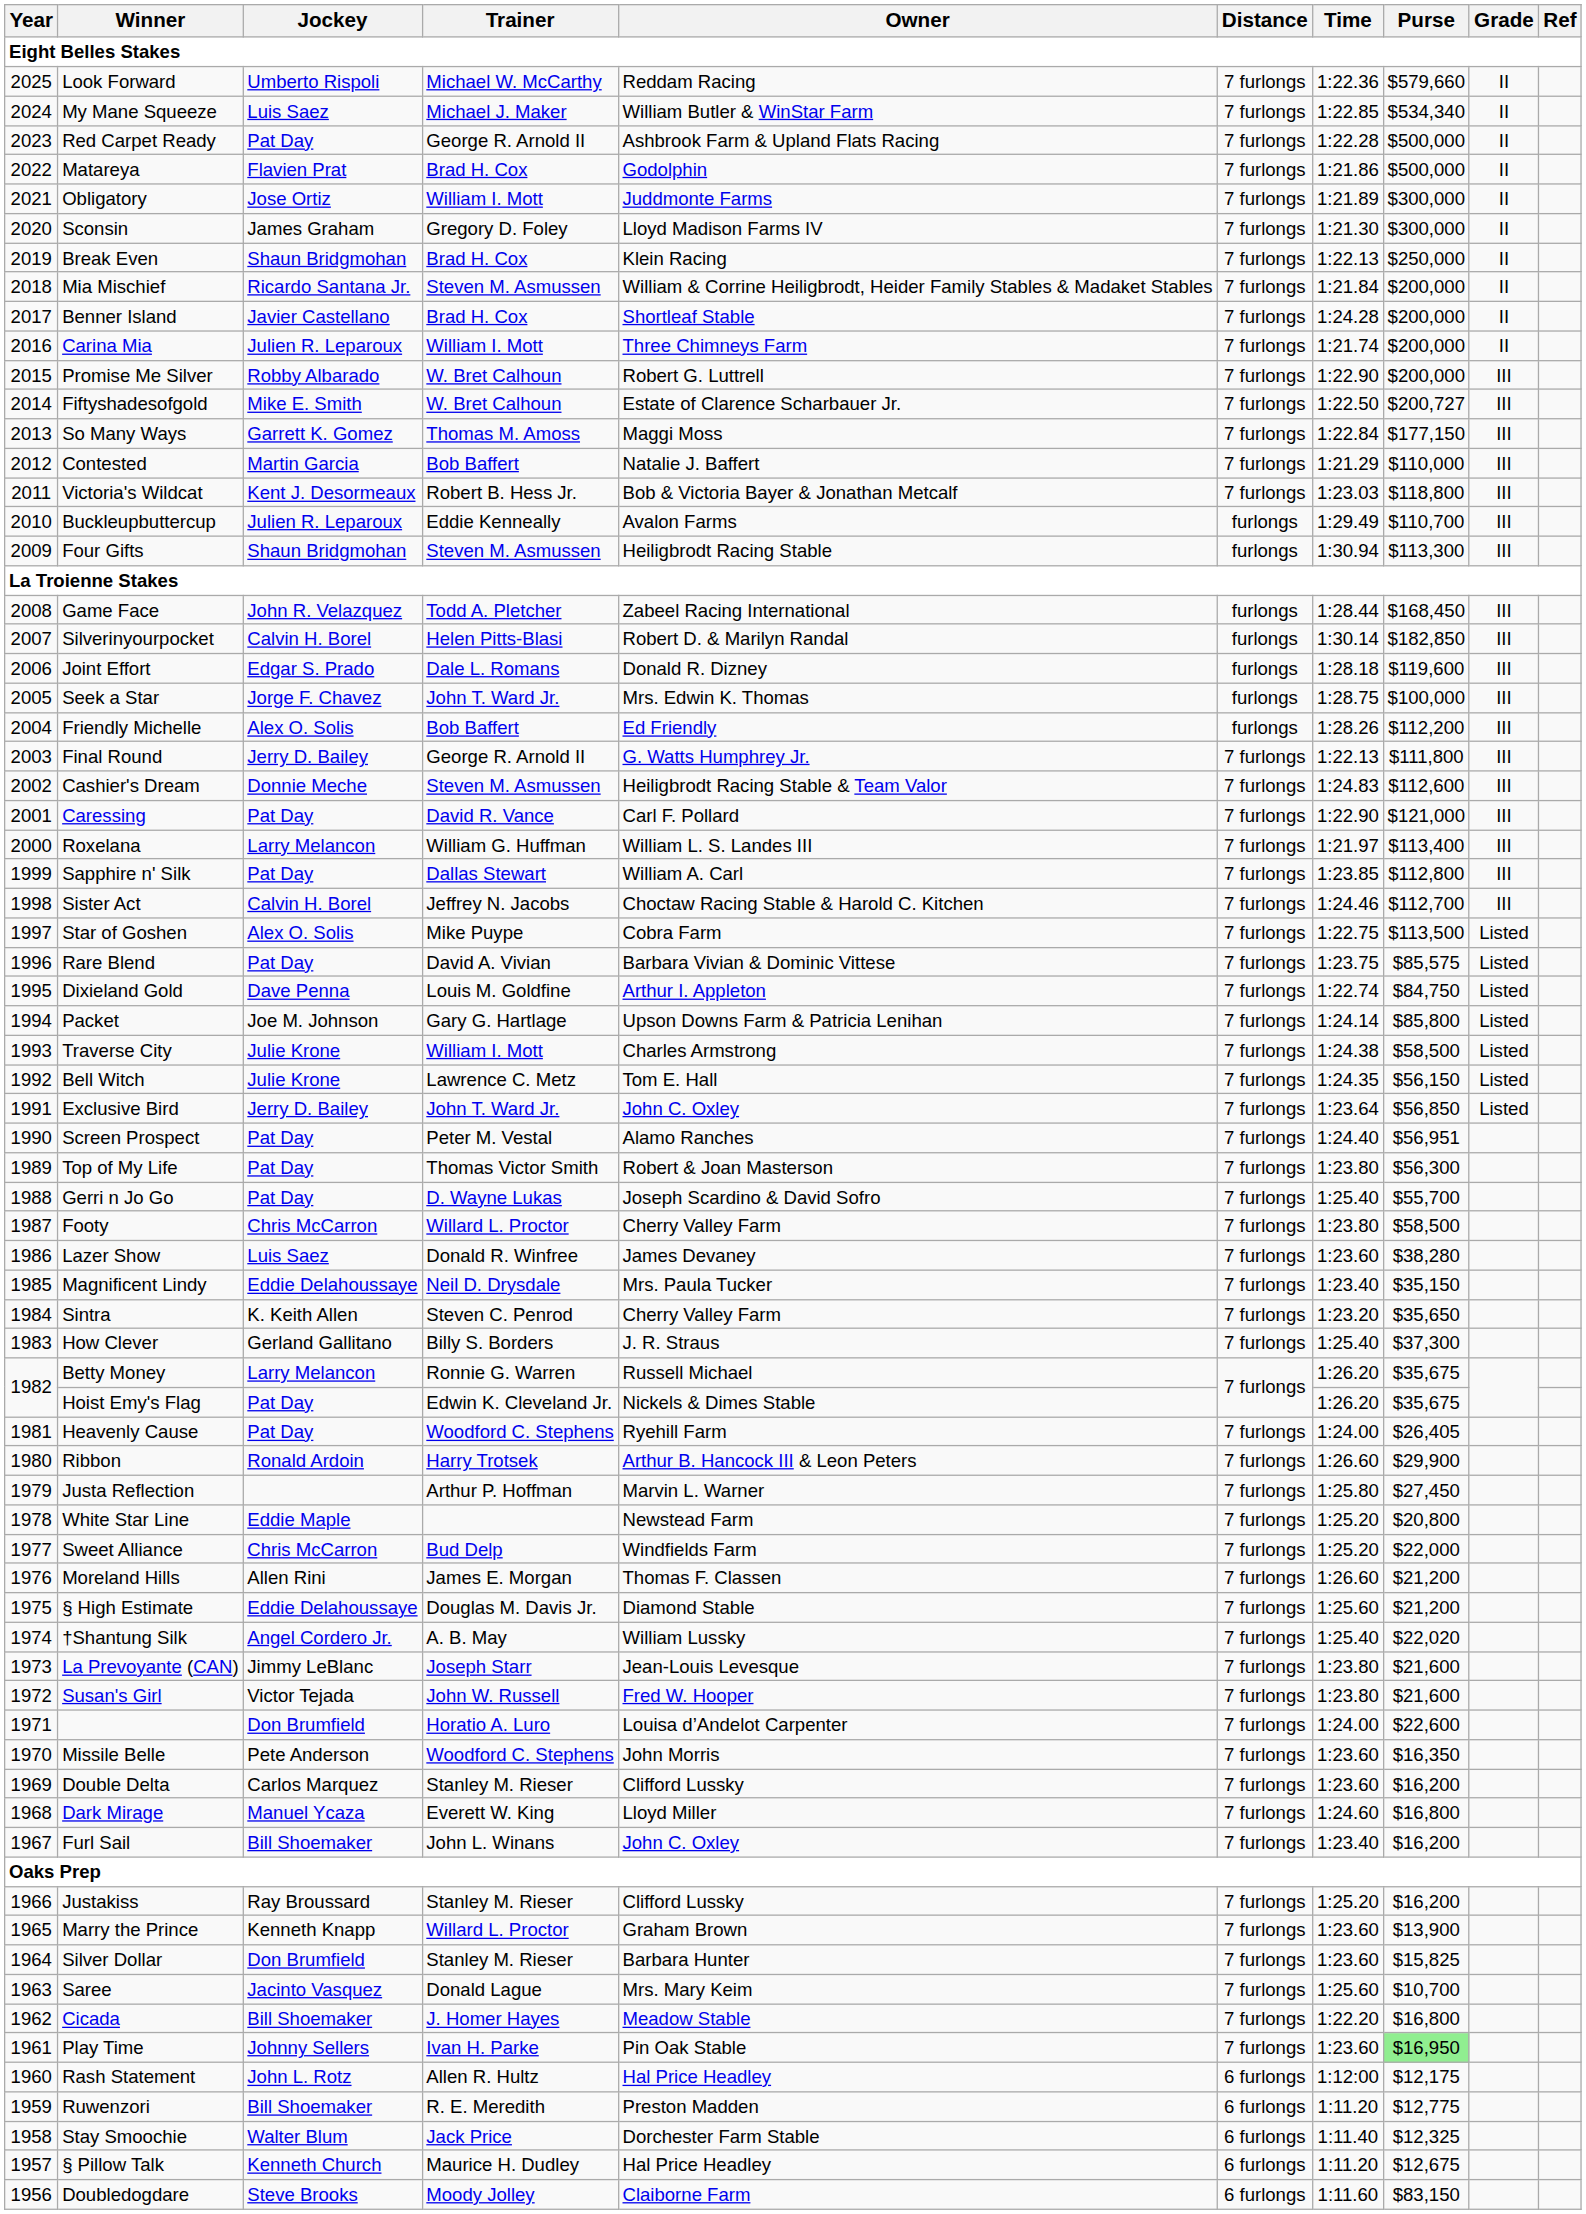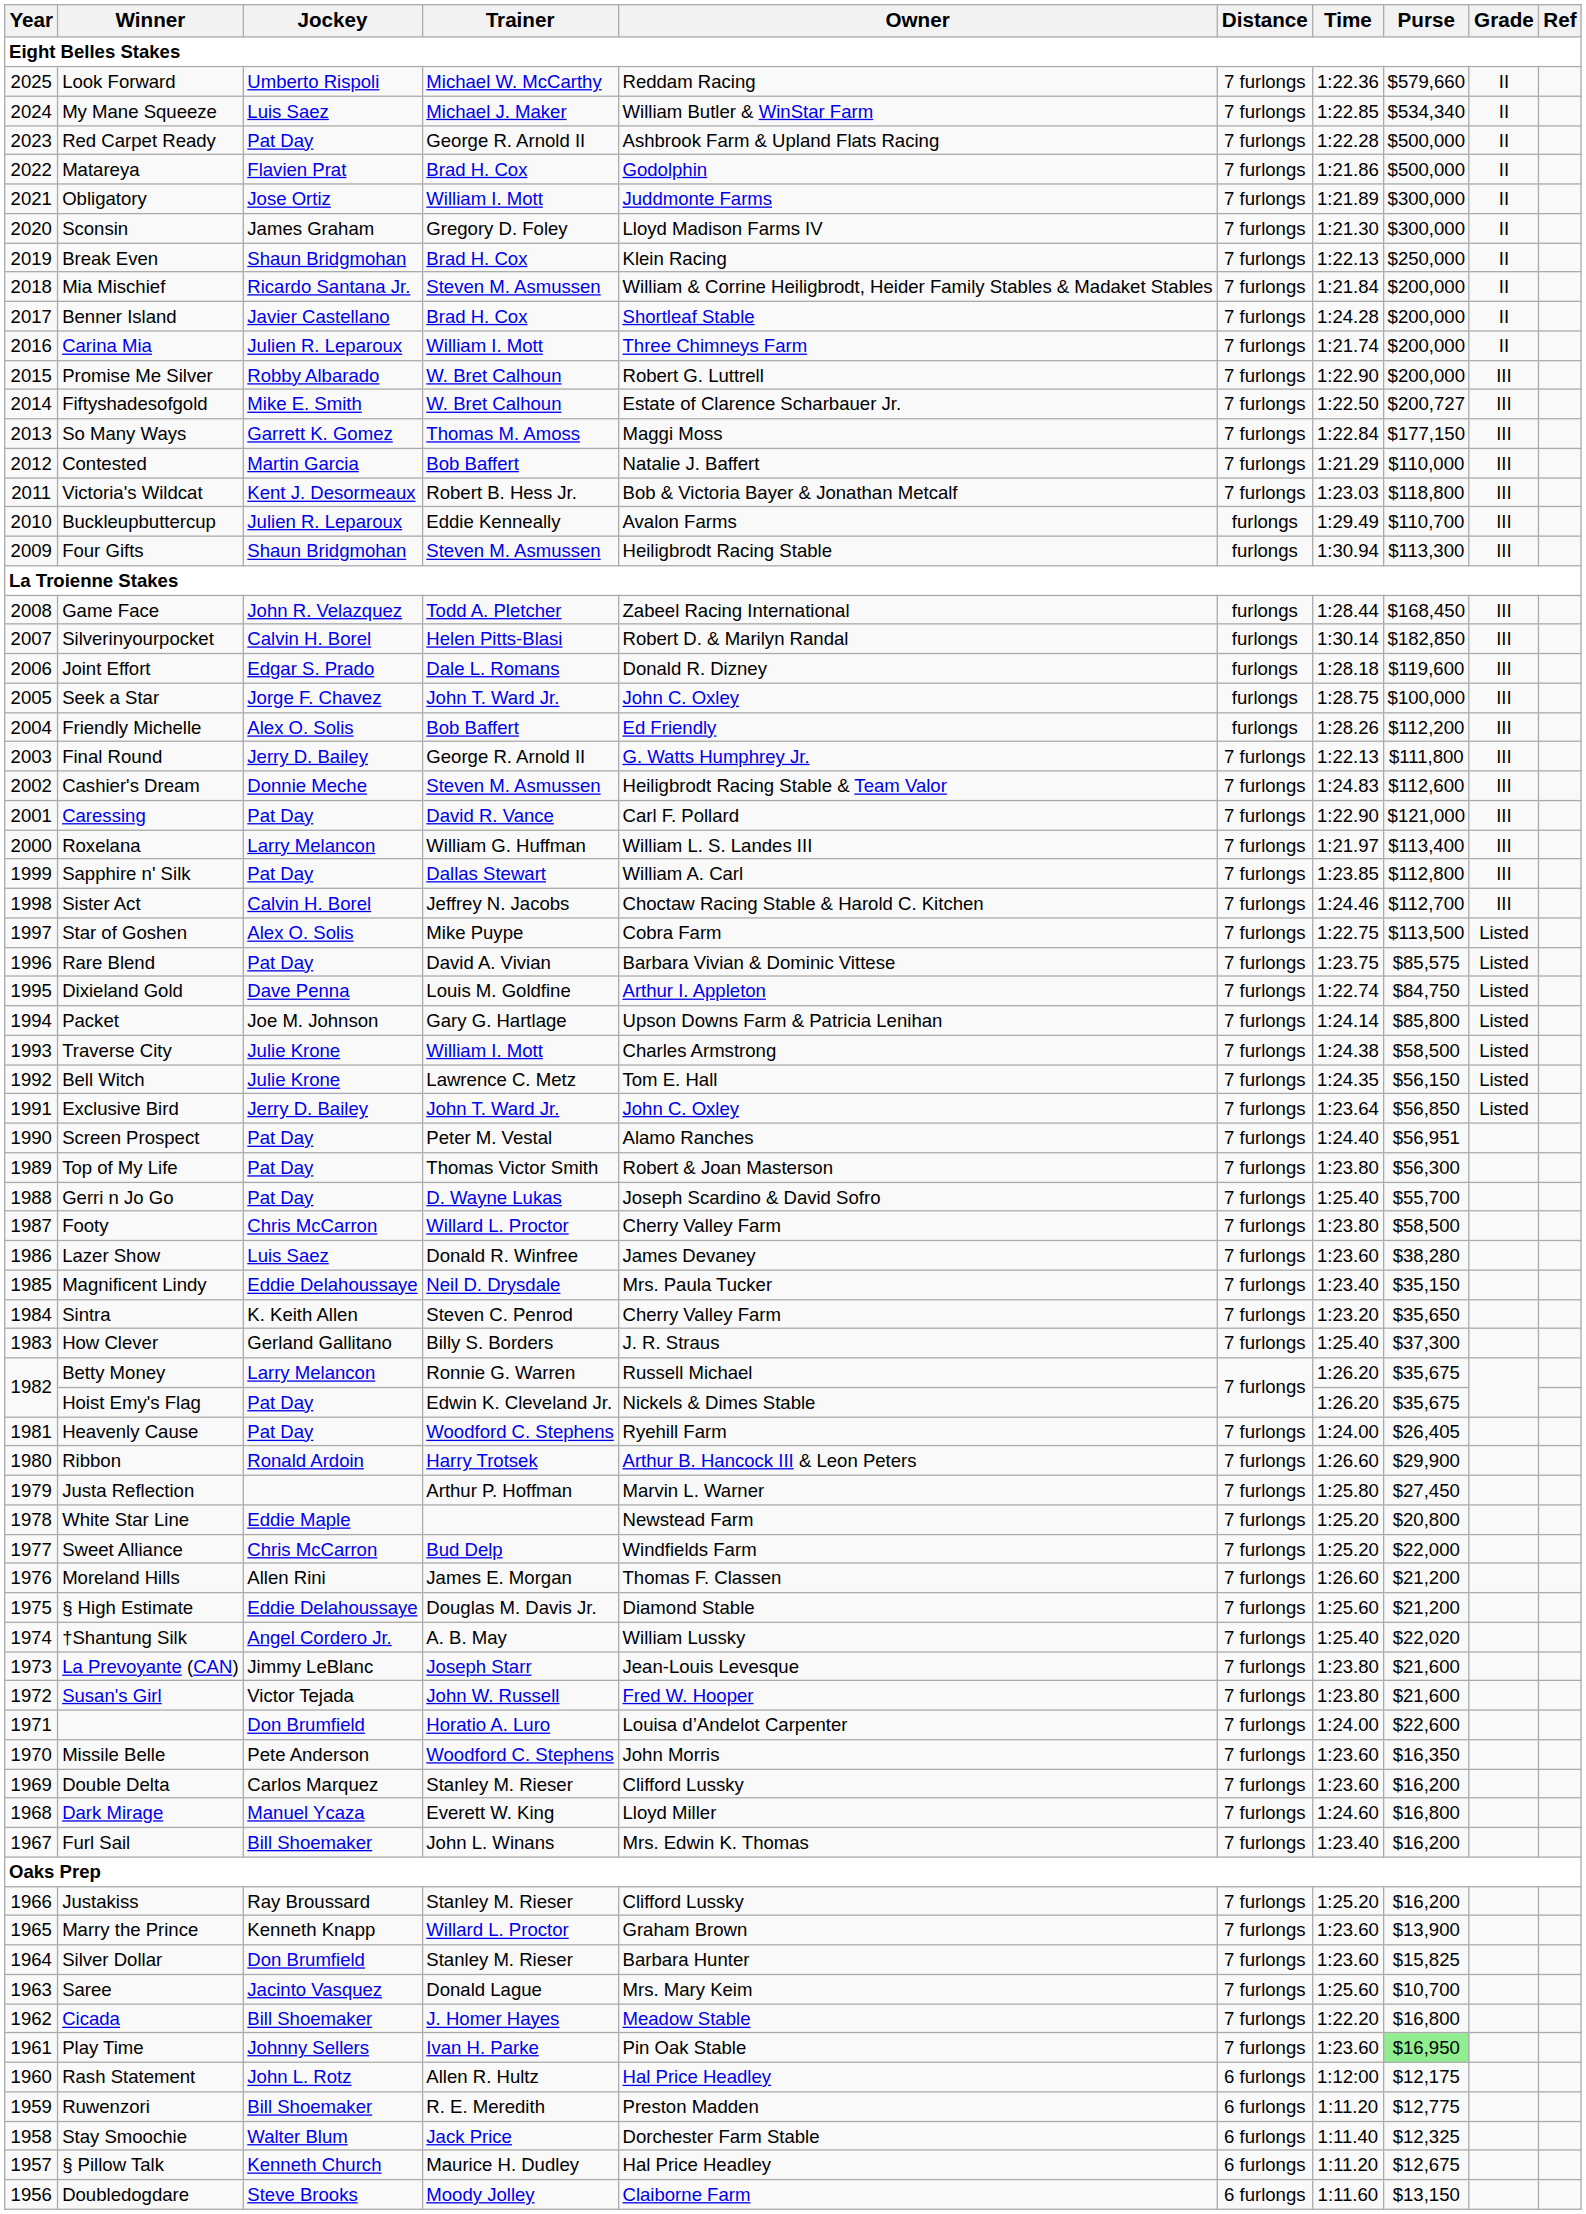(716, 698) Mrs. Edwin K. Thomas -> (681, 698) John C. Oxley
(681, 1842) John C. Oxley -> (716, 1842) Mrs. Edwin K. Thomas
(1426, 2194) $83,150 -> (1426, 2194) $13,150
